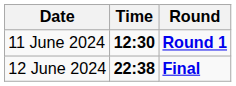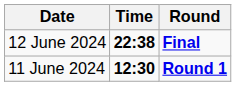rows swapped: (57, 42) <-> (57, 68)
